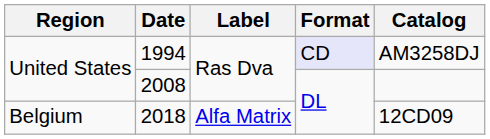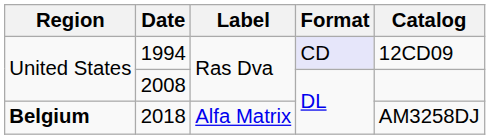(429, 52) AM3258DJ -> (416, 52) 12CD09
(46, 117) normal -> (49, 117) bold
(416, 117) 12CD09 -> (429, 117) AM3258DJ
